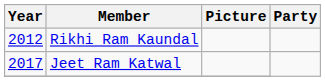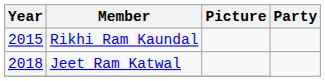(26, 40) 2012 -> (26, 40) 2015
(26, 64) 2017 -> (26, 64) 2018
